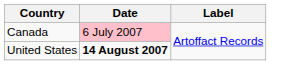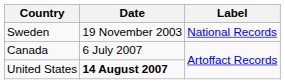+ row: (28, 32)
(112, 32) pink background -> (112, 50) no background
